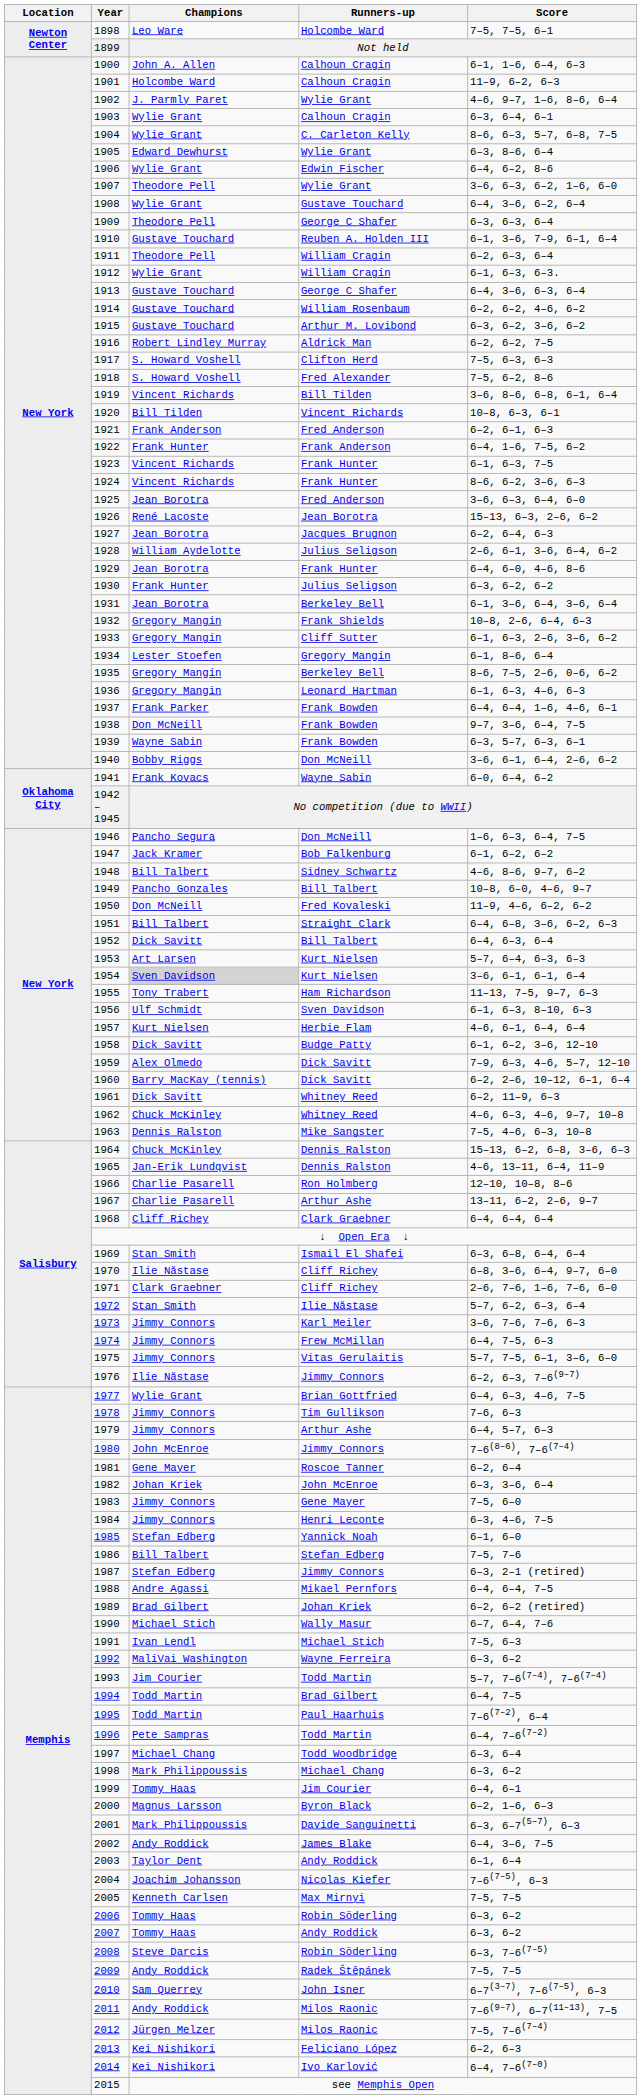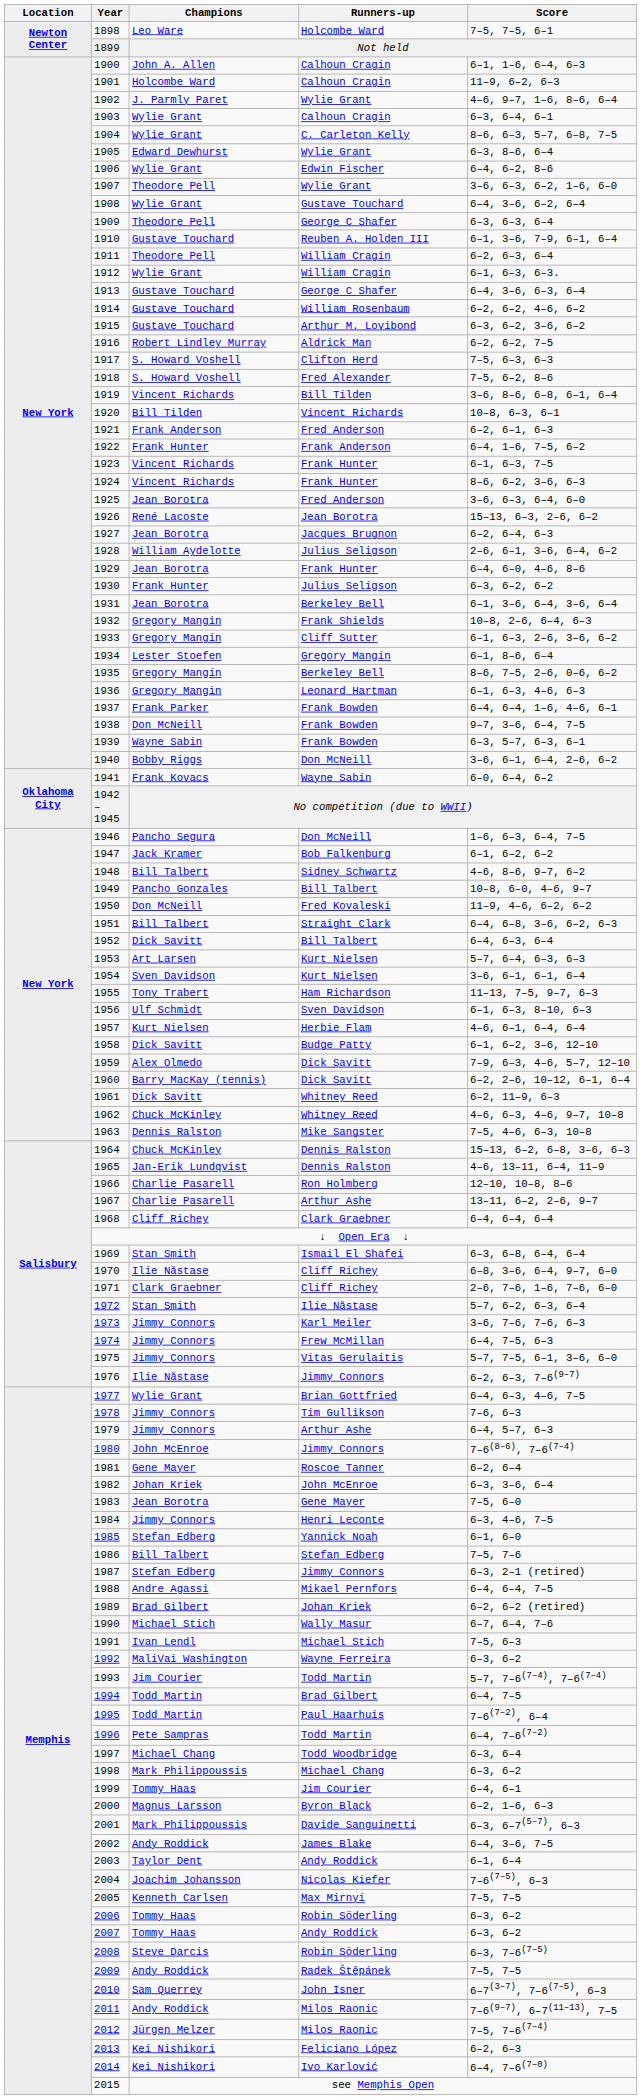(173, 976) lightgrey background -> (173, 976) no background
(173, 1503) Jimmy Connors -> (170, 1503) Jean Borotra
